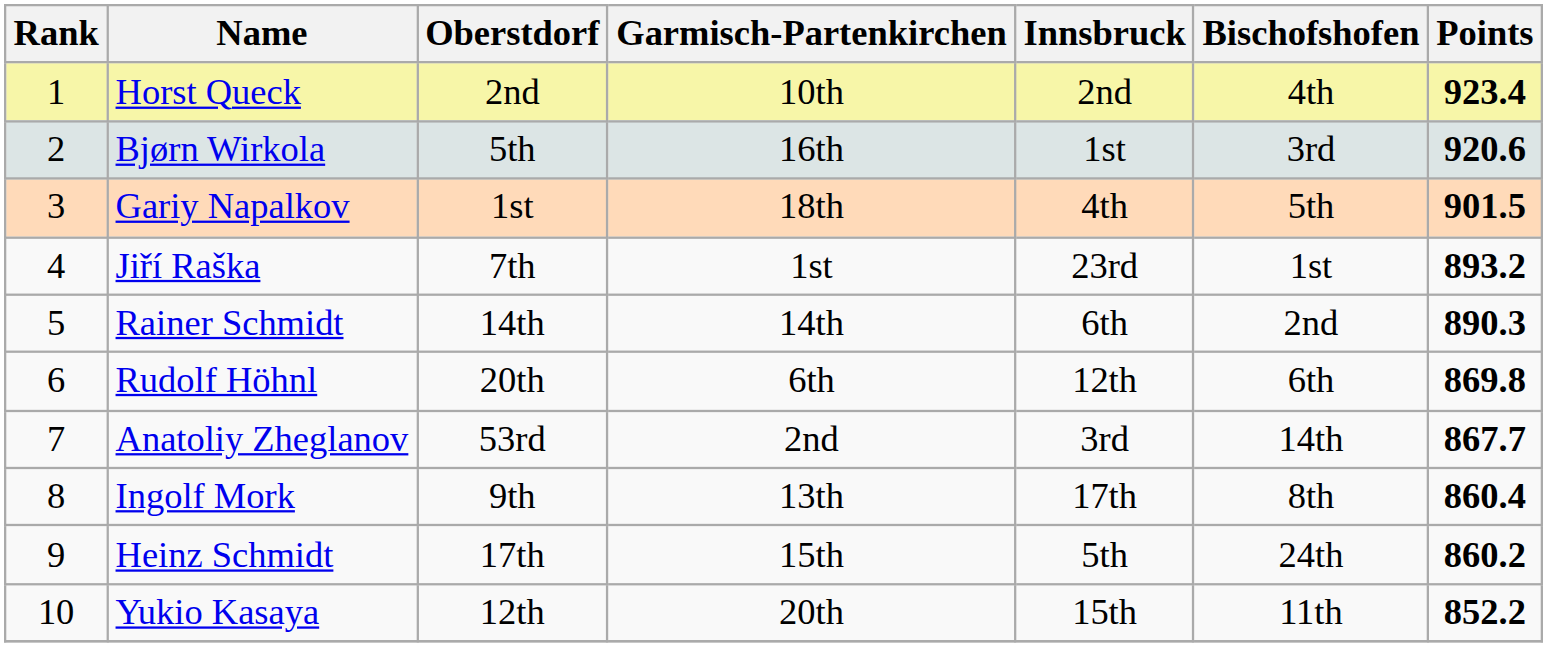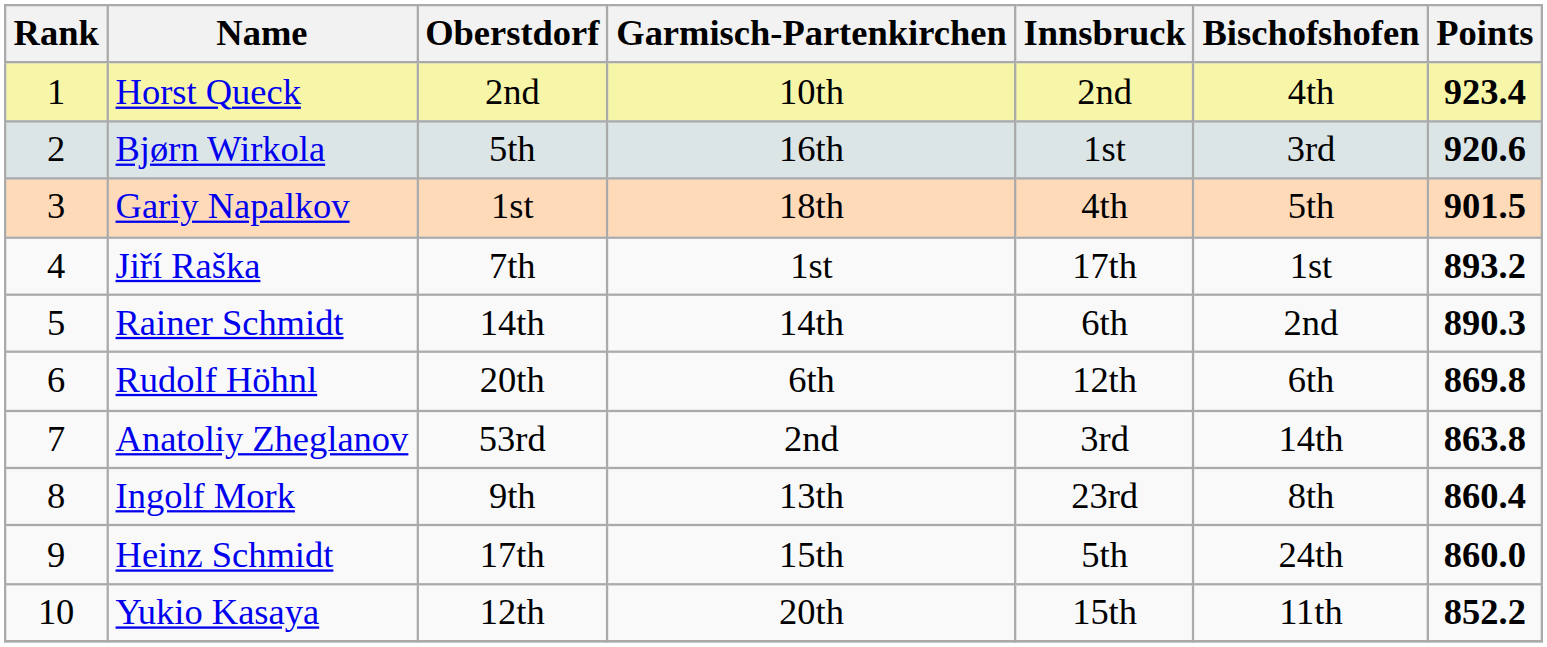(1105, 264) 23rd -> (1105, 264) 17th
(1485, 438) 867.7 -> (1485, 438) 863.8
(1105, 496) 17th -> (1105, 496) 23rd
(1485, 554) 860.2 -> (1485, 554) 860.0
